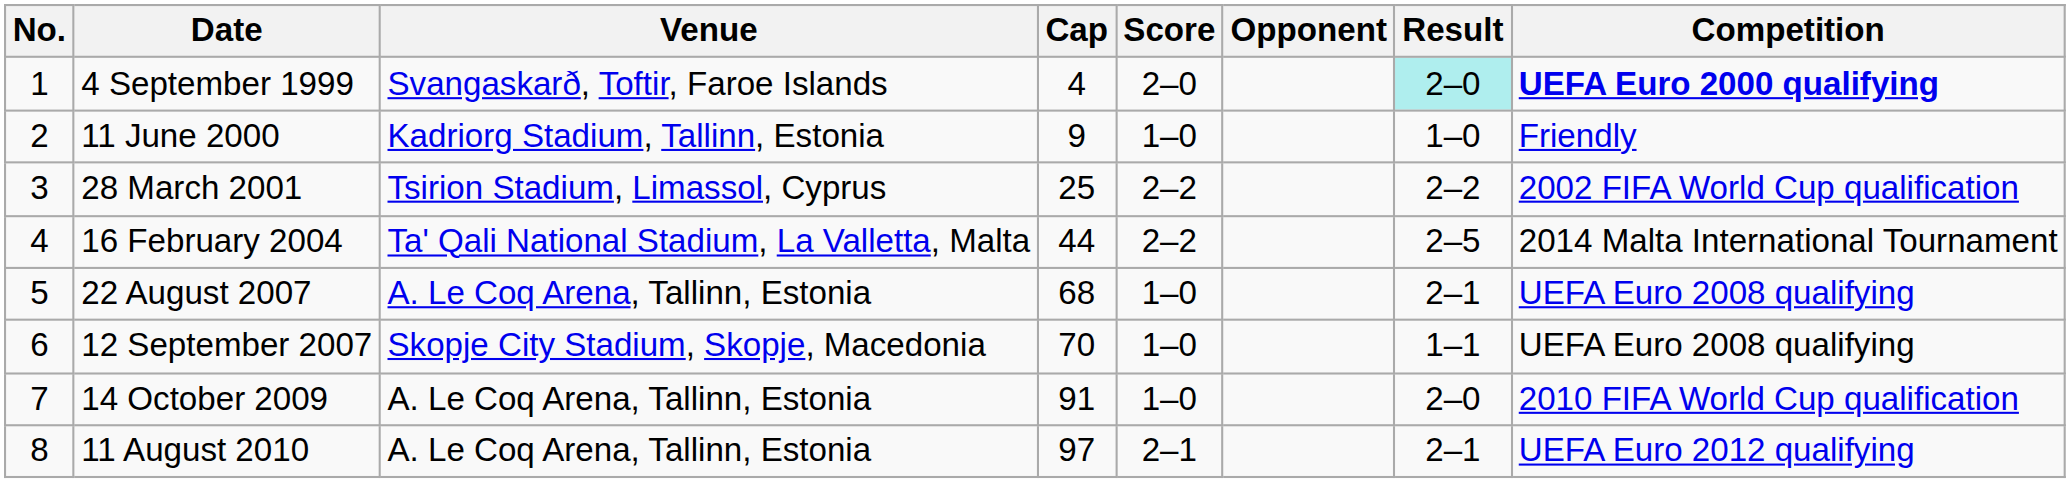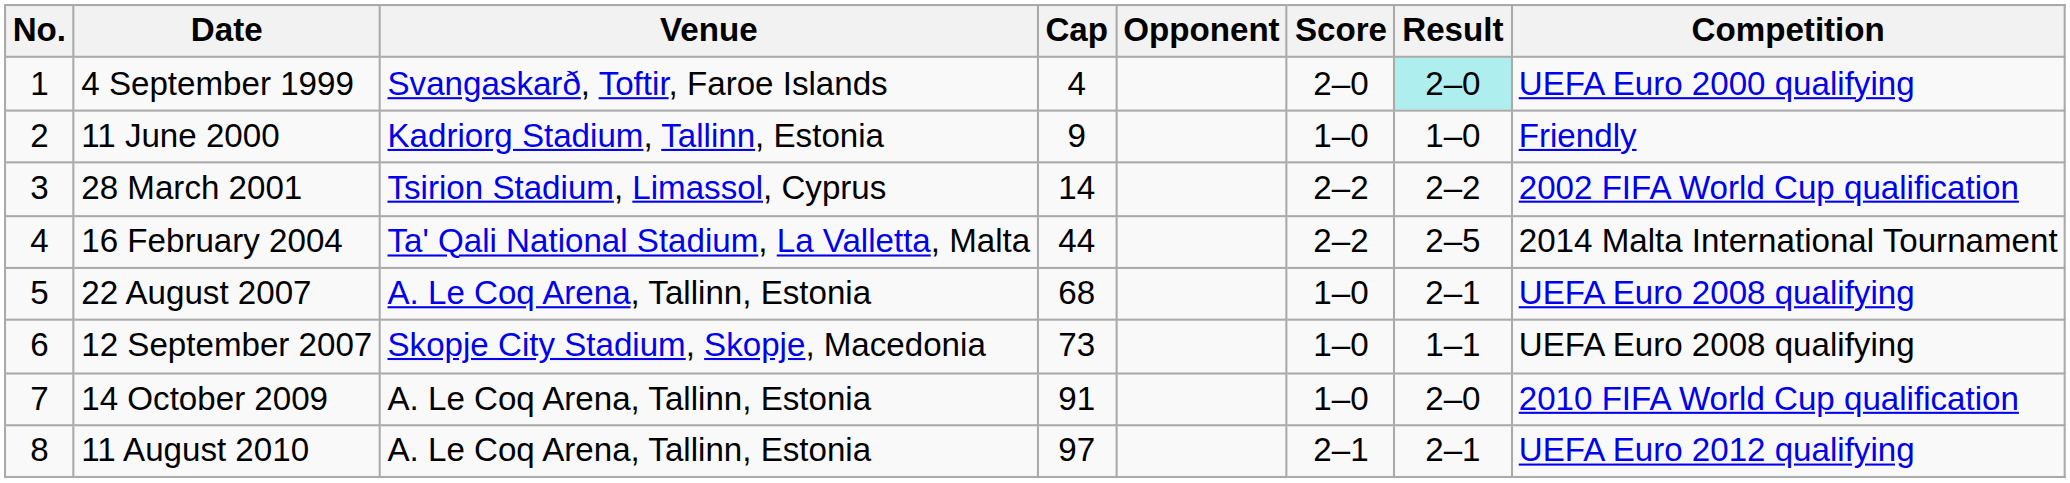columns swapped: (1309, 30) <-> (1169, 30)
(1729, 83) bold -> (1717, 83) normal
(1077, 188) 25 -> (1077, 188) 14
(1077, 345) 70 -> (1077, 345) 73
